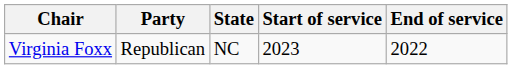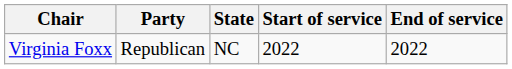(281, 48) 2023 -> (281, 48) 2022
